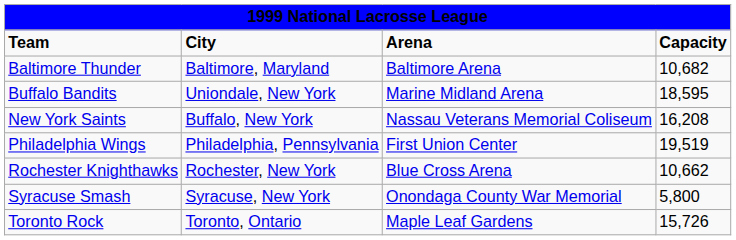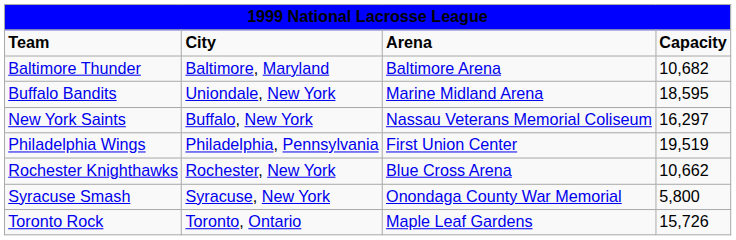(684, 119) 16,208 -> (684, 119) 16,297
